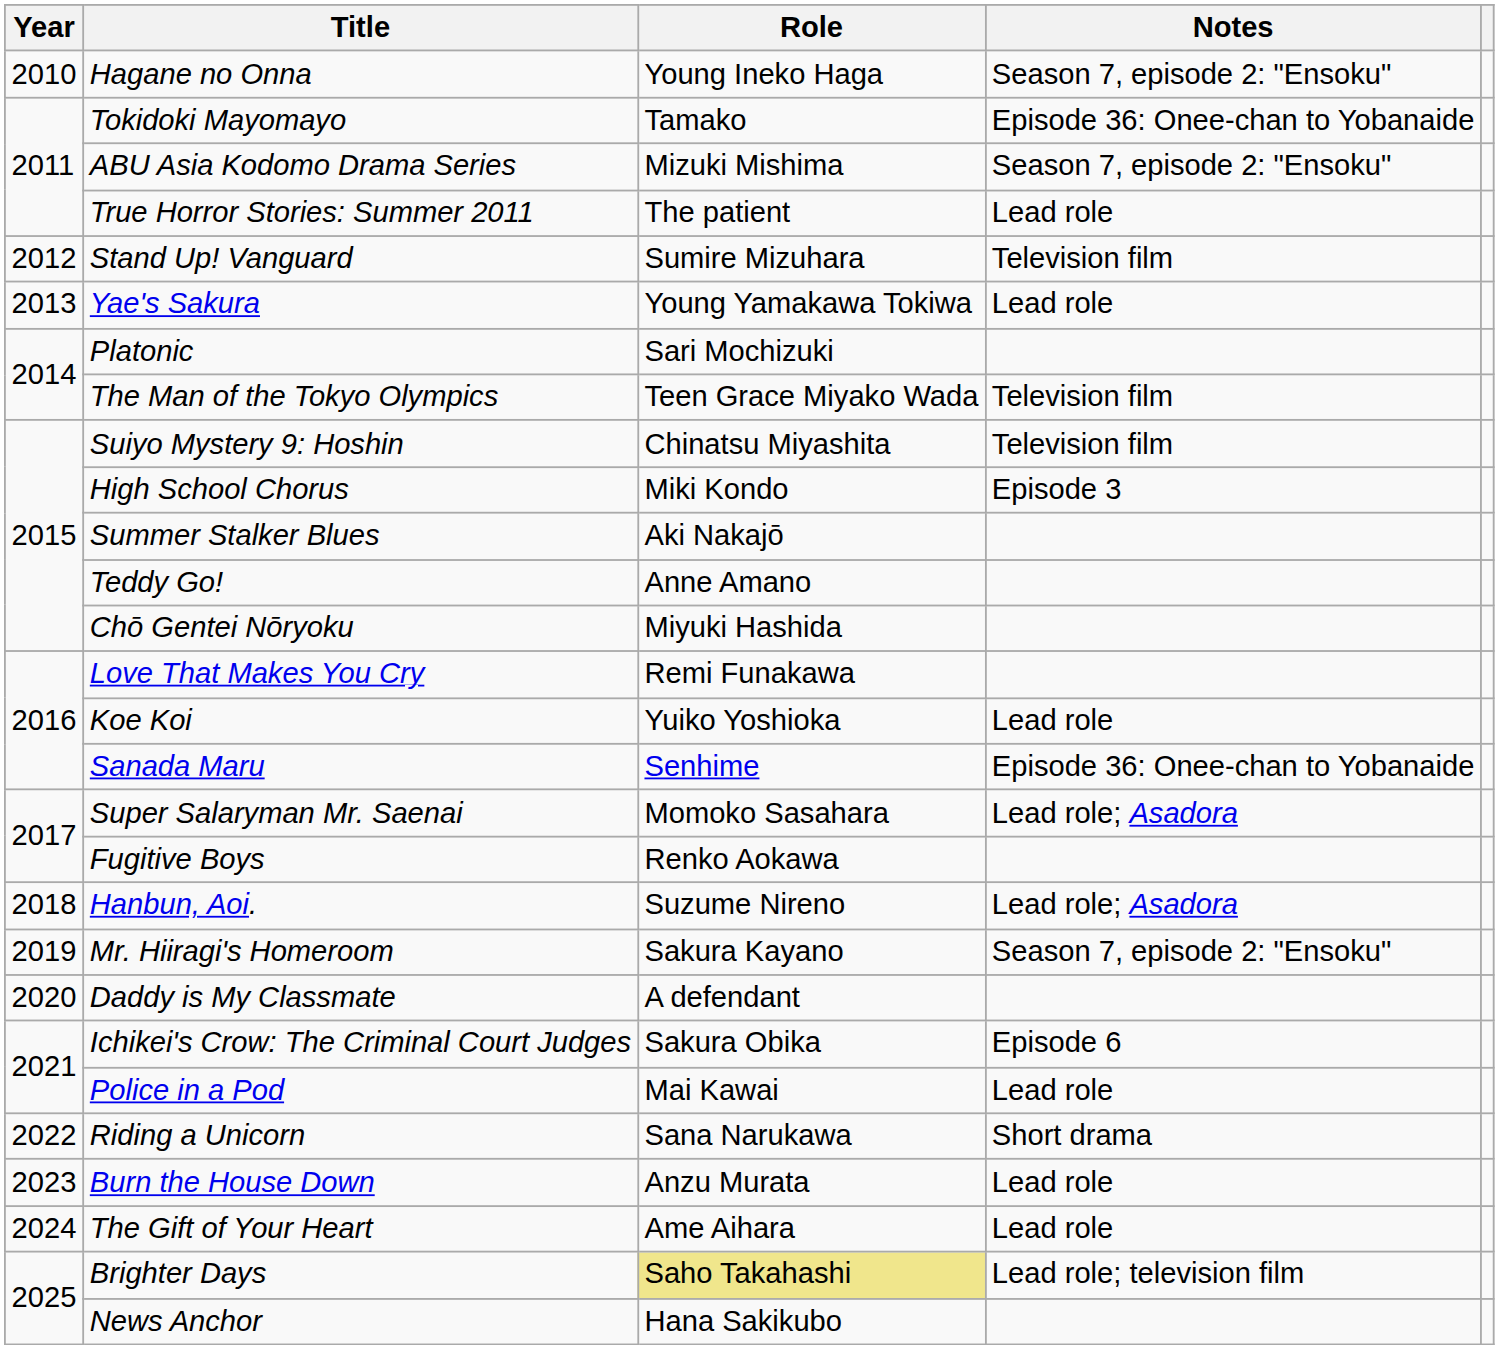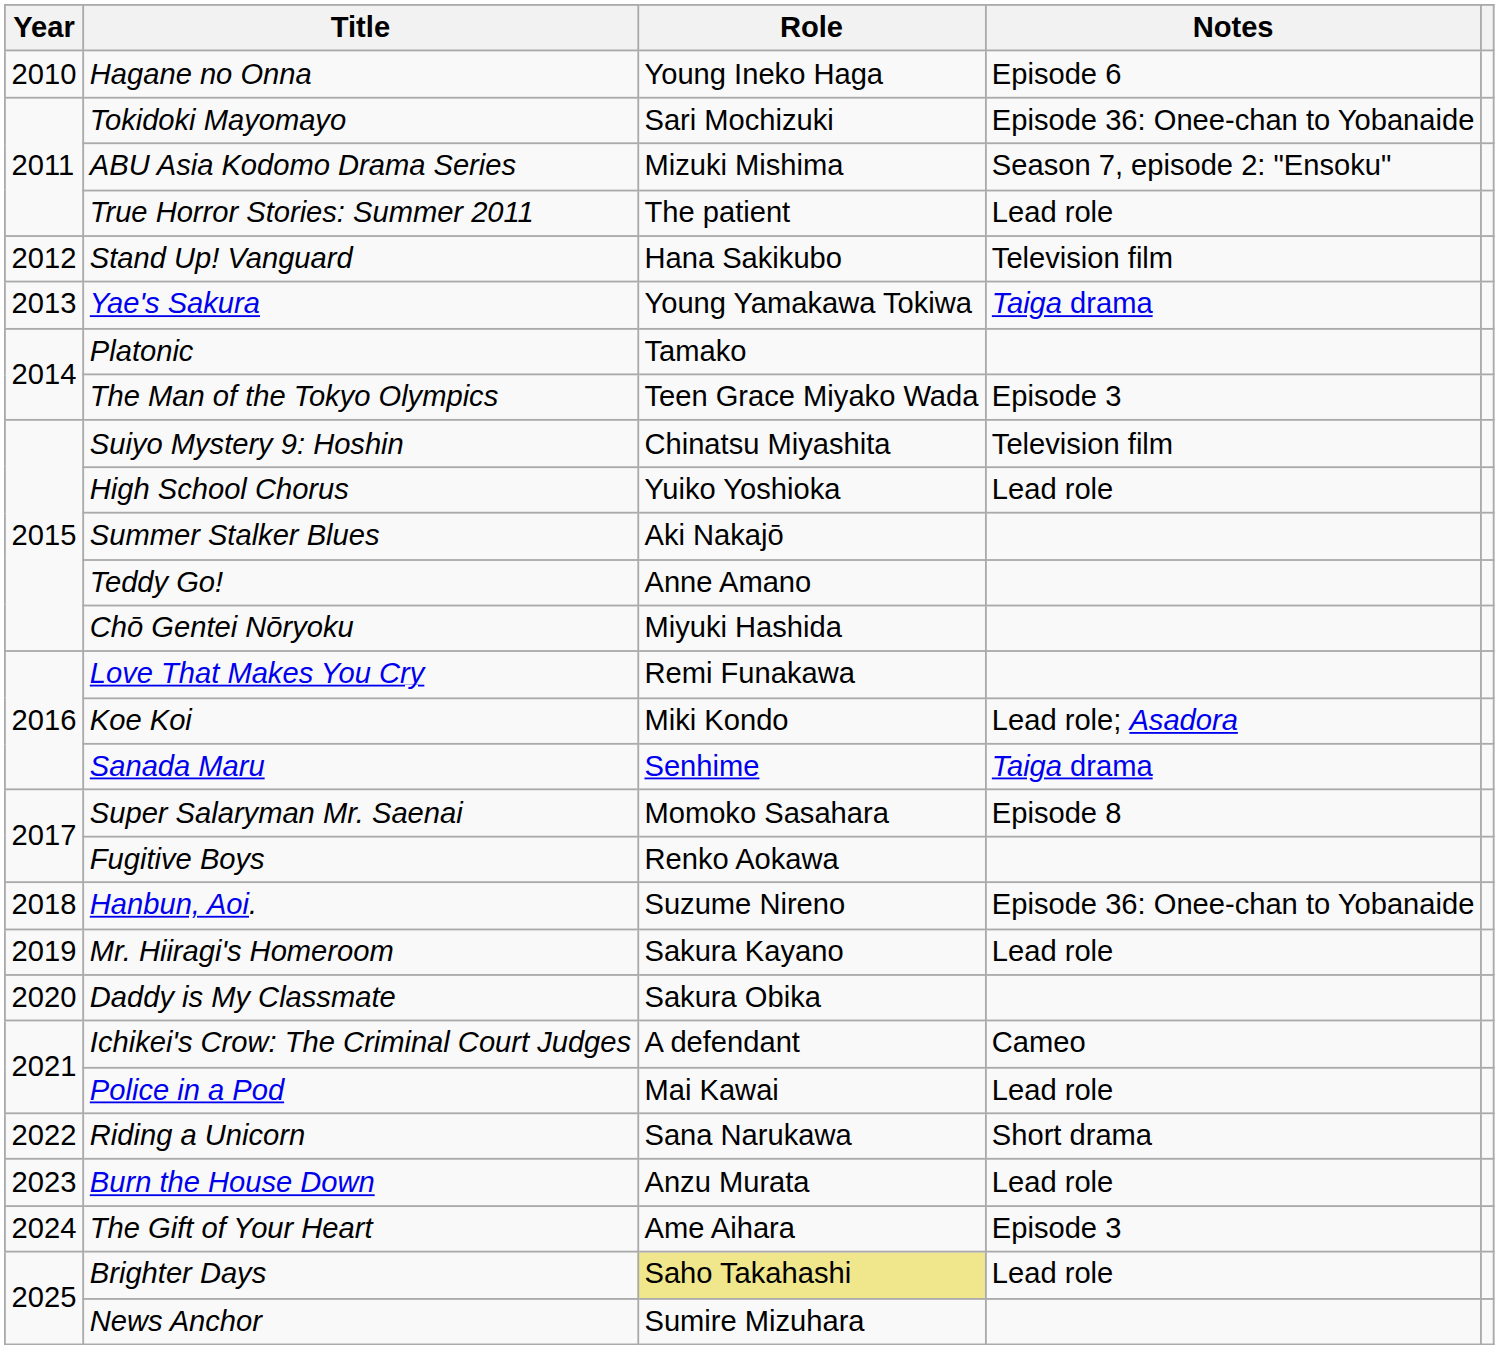(1192, 73) Season 7, episode 2: "Ensoku" -> (1057, 73) Episode 6
(695, 119) Tamako -> (739, 119) Sari Mochizuki
(755, 258) Sumire Mizuhara -> (743, 258) Hana Sakikubo
(1053, 304) Lead role -> (1072, 304) Taiga drama
(739, 350) Sari Mochizuki -> (695, 350) Tamako
(1082, 397) Television film -> (1057, 397) Episode 3
(717, 489) Miki Kondo -> (742, 489) Yuiko Yoshioka
(1057, 489) Episode 3 -> (1053, 489) Lead role
(742, 720) Yuiko Yoshioka -> (717, 720) Miki Kondo
(1053, 720) Lead role -> (1115, 720) Lead role; Asadora
(1233, 766) Episode 36: Onee-chan to Yobanaide -> (1072, 766) Taiga drama
(1115, 812) Lead role; Asadora -> (1057, 812) Episode 8
(1115, 905) Lead role; Asadora -> (1233, 905) Episode 36: Onee-chan to Yobanaide
(1192, 951) Season 7, episode 2: "Ensoku" -> (1053, 951) Lead role
(722, 997) A defendant -> (733, 997) Sakura Obika
(733, 1043) Sakura Obika -> (722, 1043) A defendant
(1057, 1043) Episode 6 -> (1039, 1043) Cameo
(1053, 1228) Lead role -> (1057, 1228) Episode 3
(1148, 1274) Lead role; television film -> (1053, 1274) Lead role
(743, 1320) Hana Sakikubo -> (755, 1320) Sumire Mizuhara
